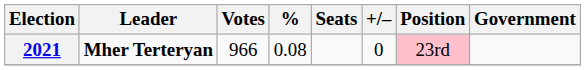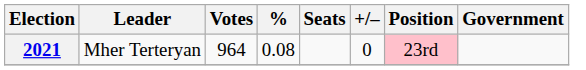(148, 49) bold -> (142, 49) normal
(243, 49) 966 -> (231, 49) 964
